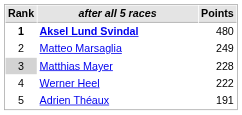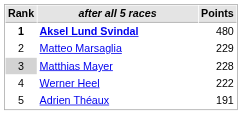(225, 49) 249 -> (225, 49) 229
